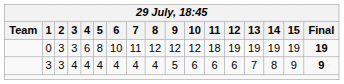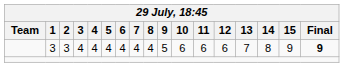- row: (49, 48)
